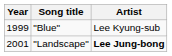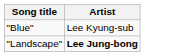- column: (18, 12)
